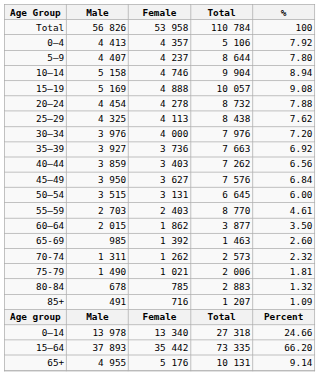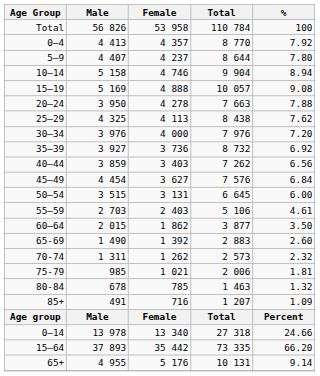(236, 42) 5 106 -> (236, 42) 8 770
(112, 104) 4 454 -> (112, 104) 3 950
(236, 104) 8 732 -> (236, 104) 7 663
(236, 149) 7 663 -> (236, 149) 8 732
(112, 180) 3 950 -> (112, 180) 4 454
(236, 210) 8 770 -> (236, 210) 5 106
(118, 241) 985 -> (112, 241) 1 490
(236, 241) 1 463 -> (236, 241) 2 883
(112, 271) 1 490 -> (118, 271) 985
(236, 287) 2 883 -> (236, 287) 1 463
